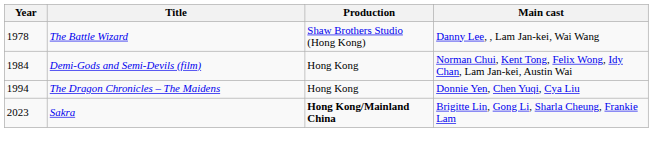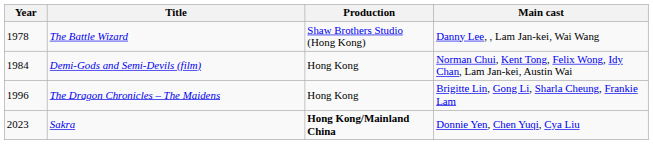(18, 89) 1994 -> (18, 95) 1996
(508, 89) Donnie Yen, Chen Yuqi, Cya Liu -> (537, 95) Brigitte Lin, Gong Li, Sharla Cheung, Frankie Lam
(537, 112) Brigitte Lin, Gong Li, Sharla Cheung, Frankie Lam -> (508, 124) Donnie Yen, Chen Yuqi, Cya Liu
